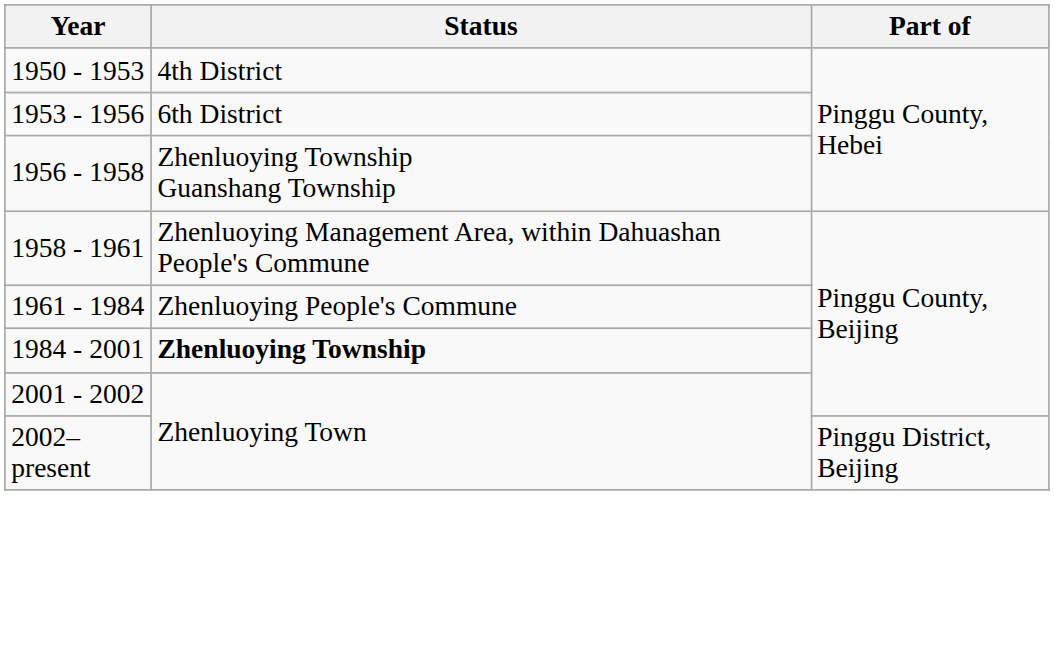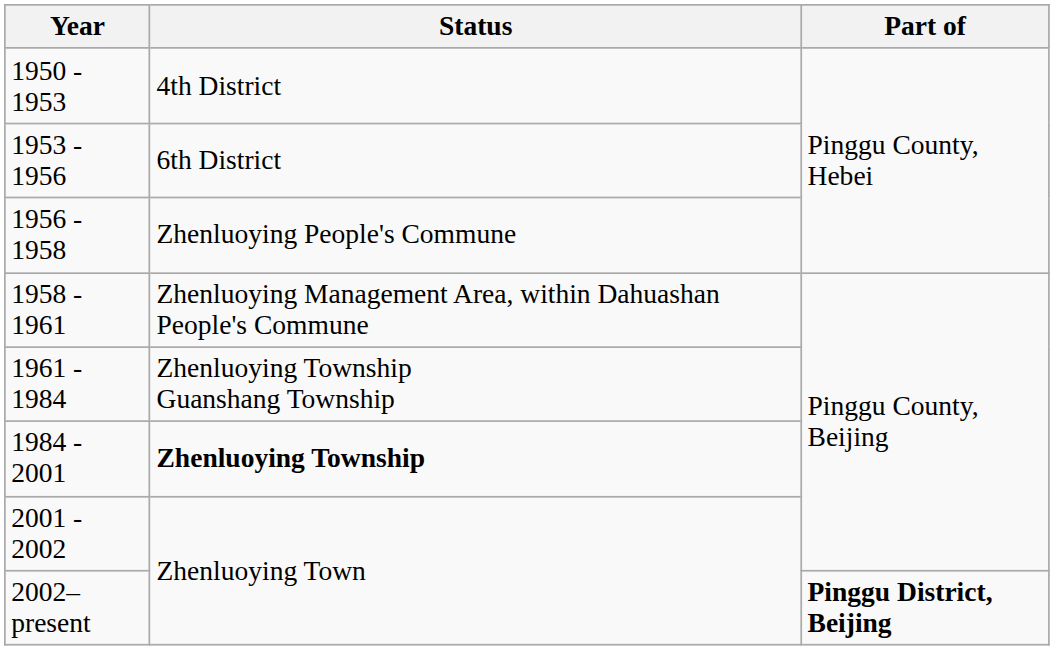(285, 172) Zhenluoying Township Guanshang Township -> (336, 234) Zhenluoying People's Commune
(337, 306) Zhenluoying People's Commune -> (284, 383) Zhenluoying Township Guanshang Township
(904, 452) normal -> (900, 607) bold
